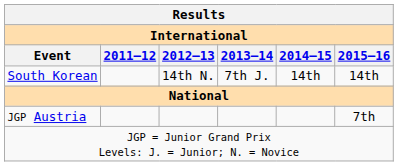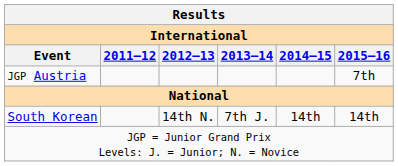rows swapped: (47, 116) <-> (53, 76)
